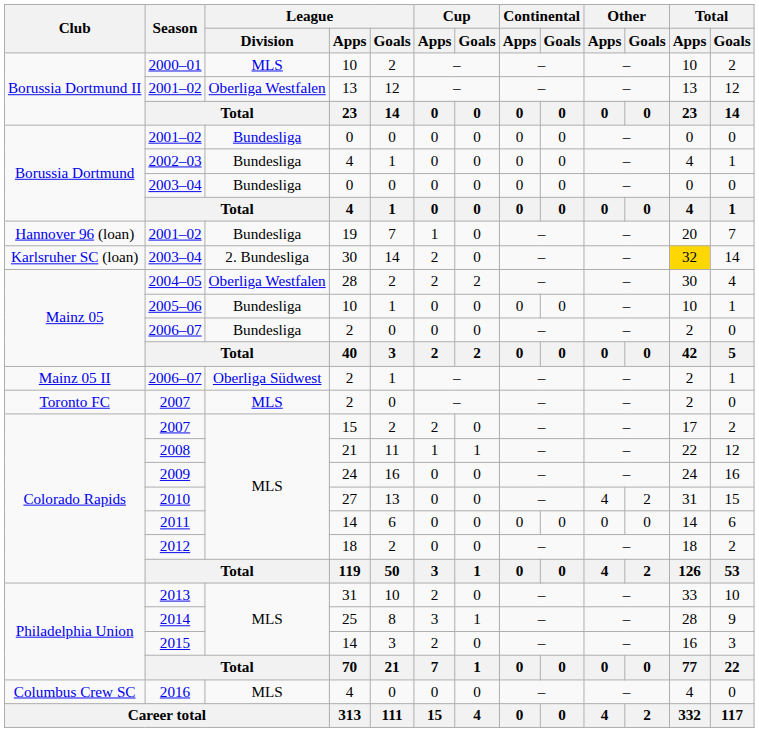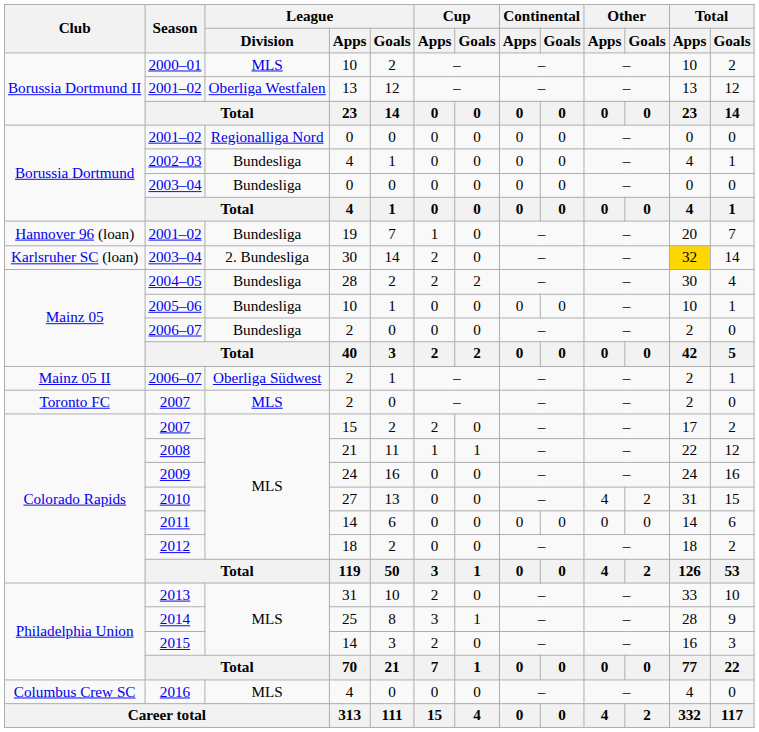(267, 137) Bundesliga -> (267, 137) Regionalliga Nord
(267, 281) Oberliga Westfalen -> (267, 281) Bundesliga
